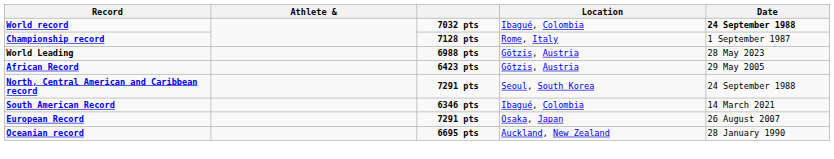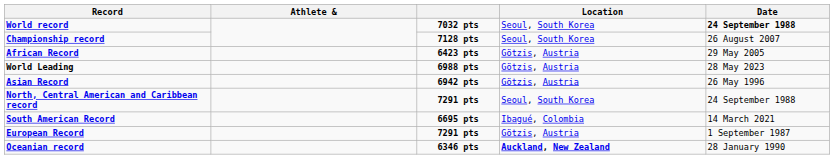(543, 25) Ibagué, Colombia -> (548, 25) Seoul, South Korea
(530, 39) Rome, Italy -> (548, 39) Seoul, South Korea
(749, 39) 1 September 1987 -> (744, 39) 26 August 2007
rows swapped: (40, 53) <-> (43, 67)
+ row: (37, 81)
(458, 105) 6346 pts -> (458, 119) 6695 pts
(532, 119) Osaka, Japan -> (540, 133) Götzis, Austria
(744, 119) 26 August 2007 -> (749, 133) 1 September 1987
(458, 133) 6695 pts -> (458, 147) 6346 pts
(556, 133) normal -> (556, 147) bold
